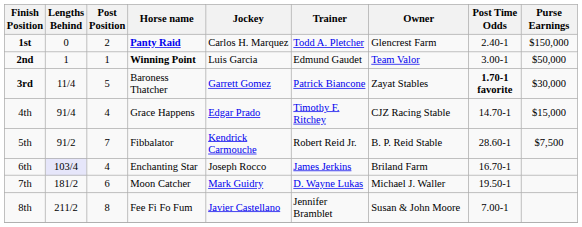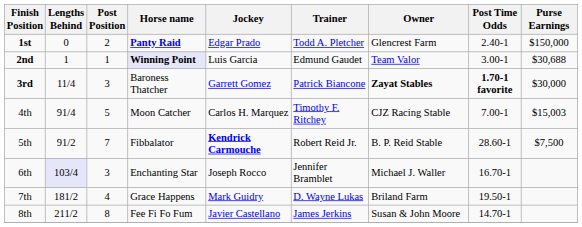(248, 43) Carlos H. Marquez -> (234, 43) Edgar Prado
(163, 60) no background -> (163, 60) lavender background
(549, 60) $50,000 -> (549, 60) $30,688
(107, 84) 5 -> (107, 84) 3
(400, 84) normal -> (402, 84) bold
(107, 113) 4 -> (107, 113) 5
(162, 113) Grace Happens -> (160, 113) Moon Catcher
(234, 113) Edgar Prado -> (248, 113) Carlos H. Marquez
(495, 113) 14.70-1 -> (495, 113) 7.00-1
(549, 113) $15,000 -> (549, 113) $15,003
(232, 143) normal -> (234, 143) bold
(107, 167) 4 -> (107, 173) 3
(322, 167) James Jerkins -> (313, 173) Jennifer Bramblet
(399, 167) Briland Farm -> (408, 173) Michael J. Waller
(107, 184) 6 -> (107, 196) 4
(160, 184) Moon Catcher -> (162, 196) Grace Happens
(408, 184) Michael J. Waller -> (399, 196) Briland Farm
(313, 208) Jennifer Bramblet -> (322, 214) James Jerkins
(495, 208) 7.00-1 -> (495, 214) 14.70-1
